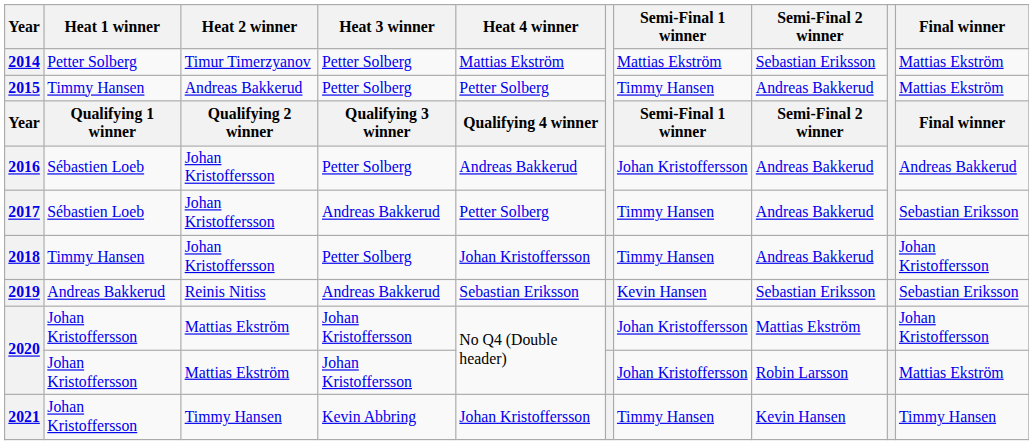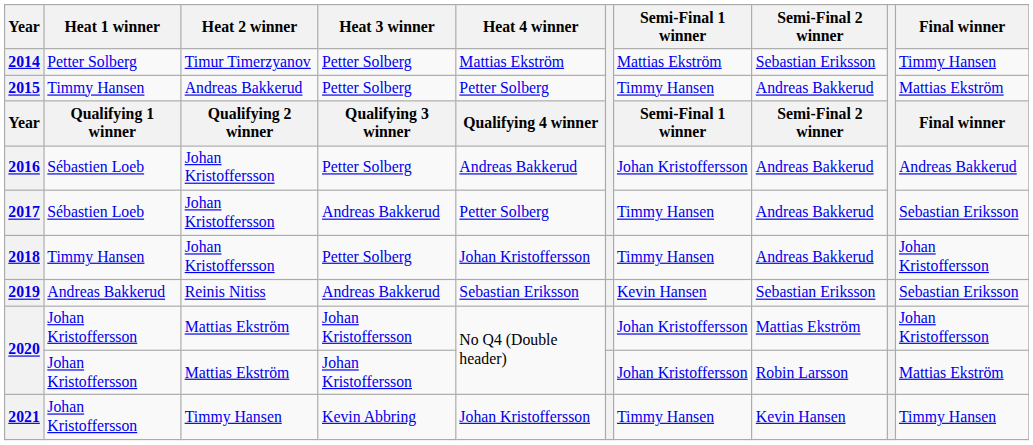(951, 61) Mattias Ekström -> (948, 61) Timmy Hansen
